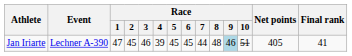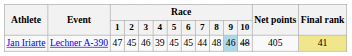(245, 43) 51 -> (245, 43) 48
(323, 43) no background -> (323, 43) khaki background
